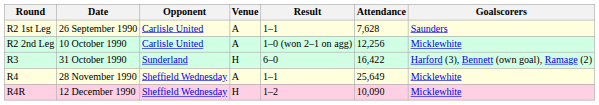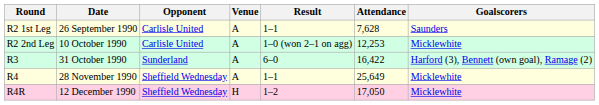(371, 44) 12,256 -> (371, 44) 12,253
(236, 60) H -> (236, 60) A
(371, 92) 10,090 -> (371, 92) 17,050
